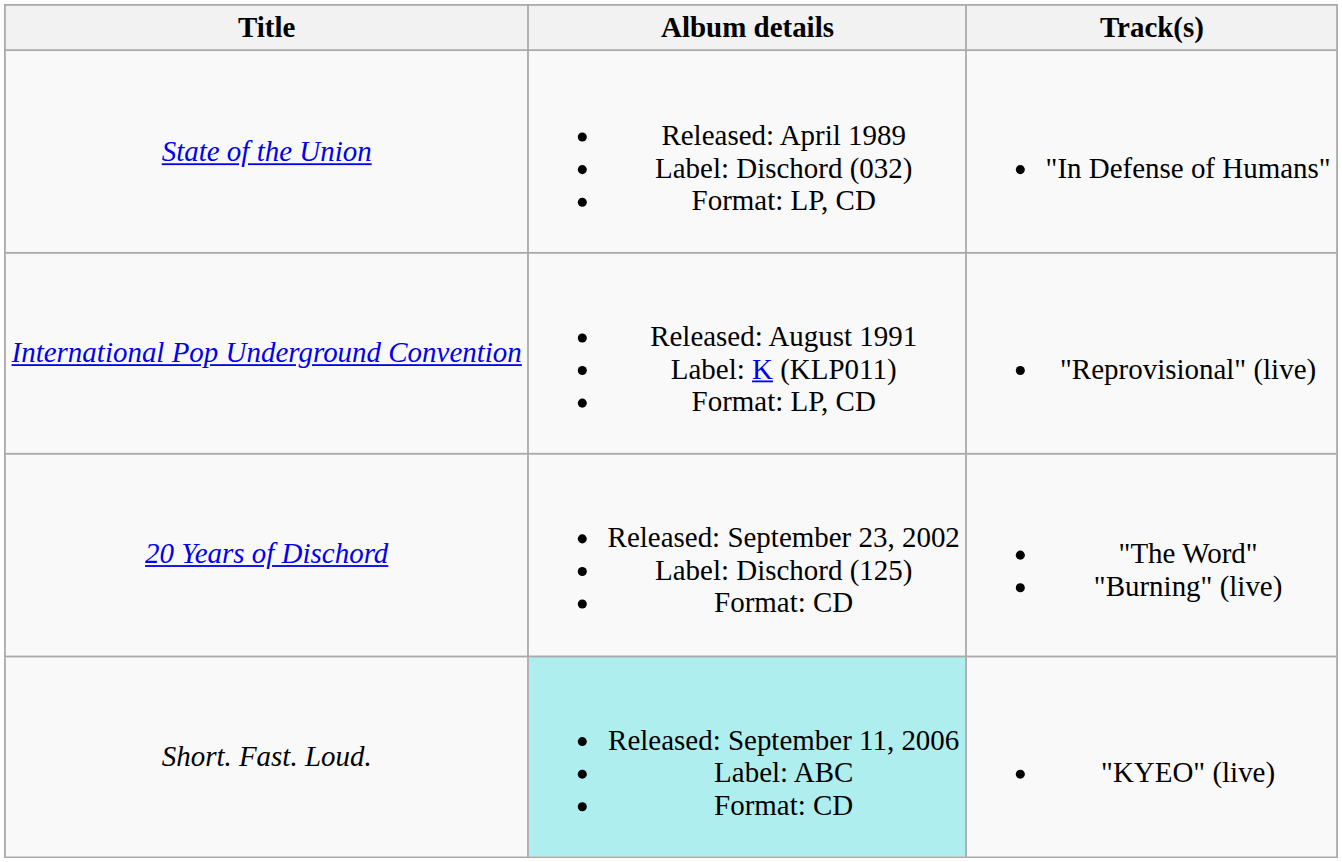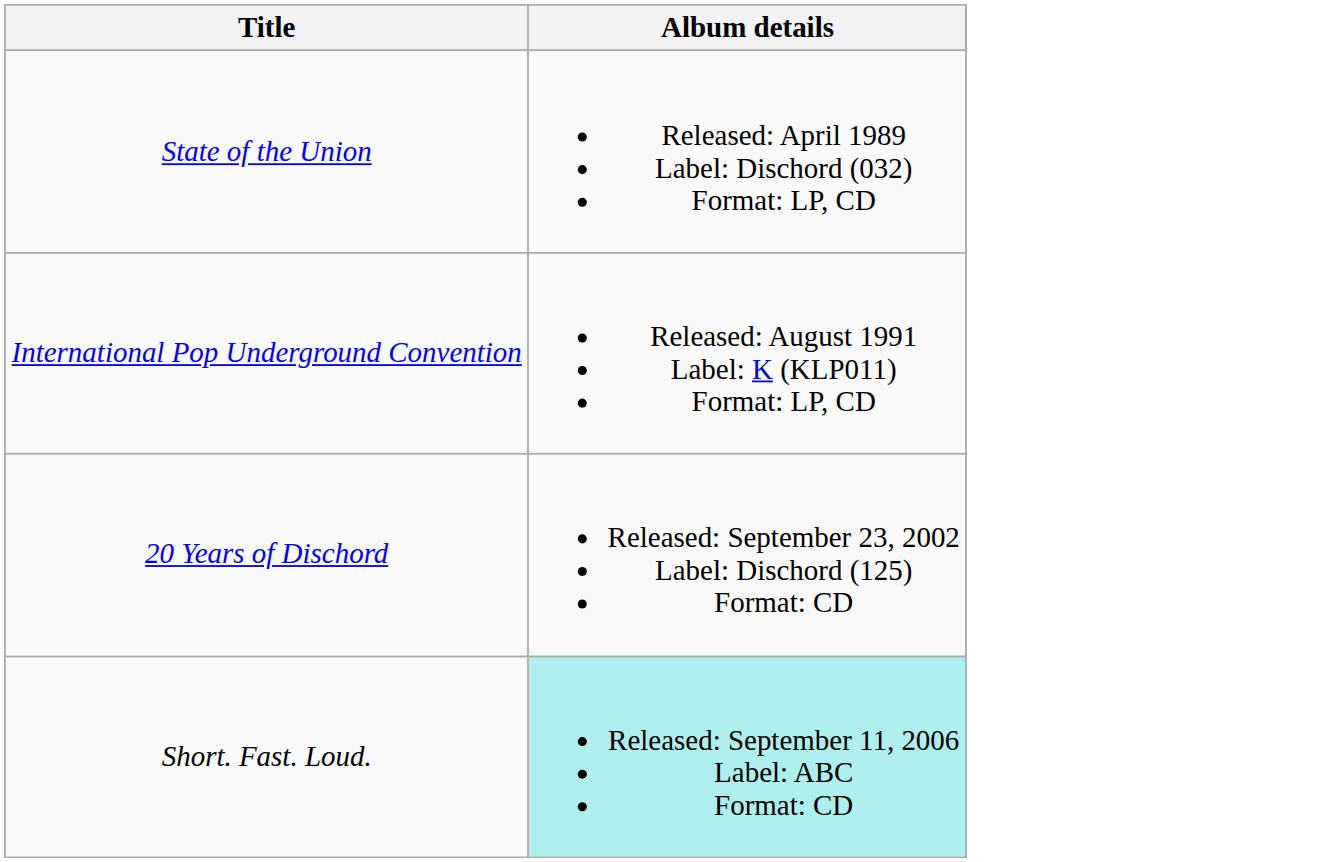- column: (1152, 27)
